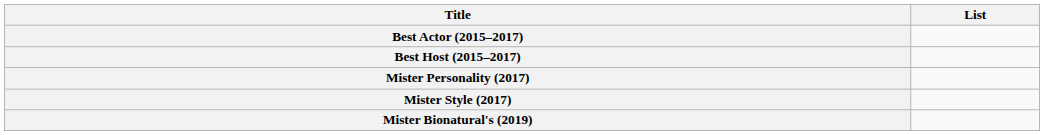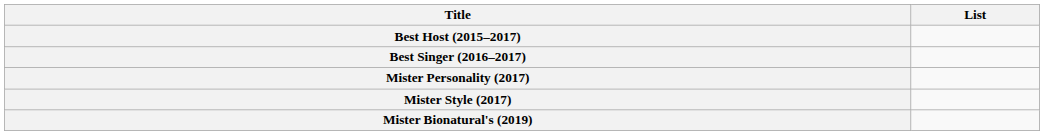- row: (458, 36)
+ row: (458, 57)
